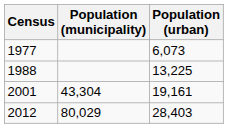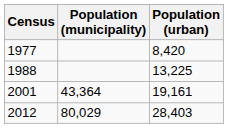(169, 50) 6,073 -> (169, 50) 8,420
(81, 92) 43,304 -> (81, 92) 43,364
